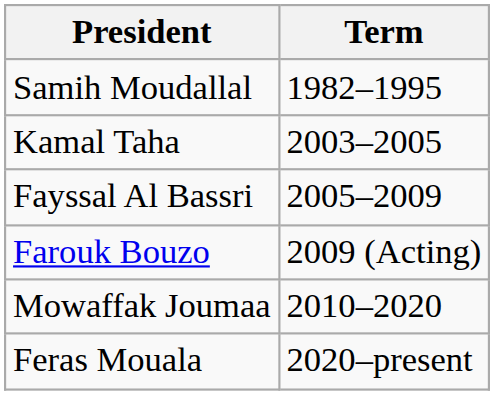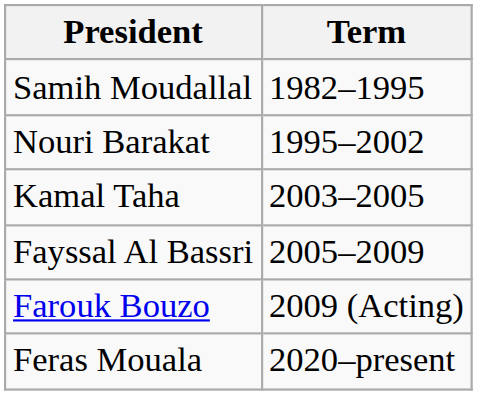+ row: (111, 141)
- row: (142, 305)
